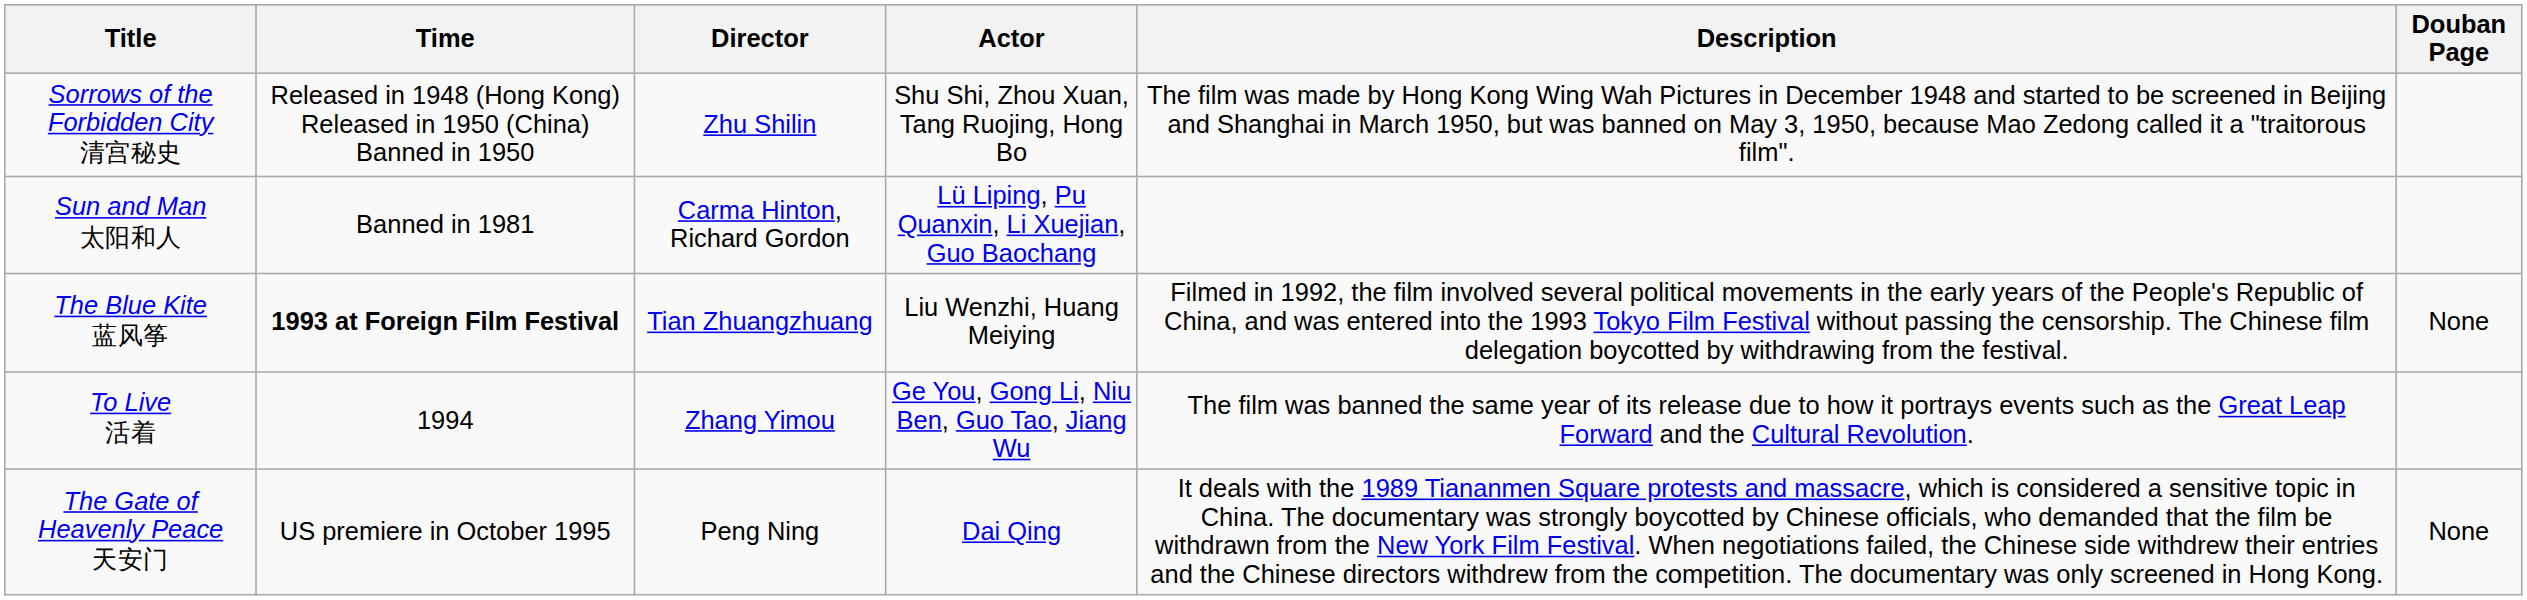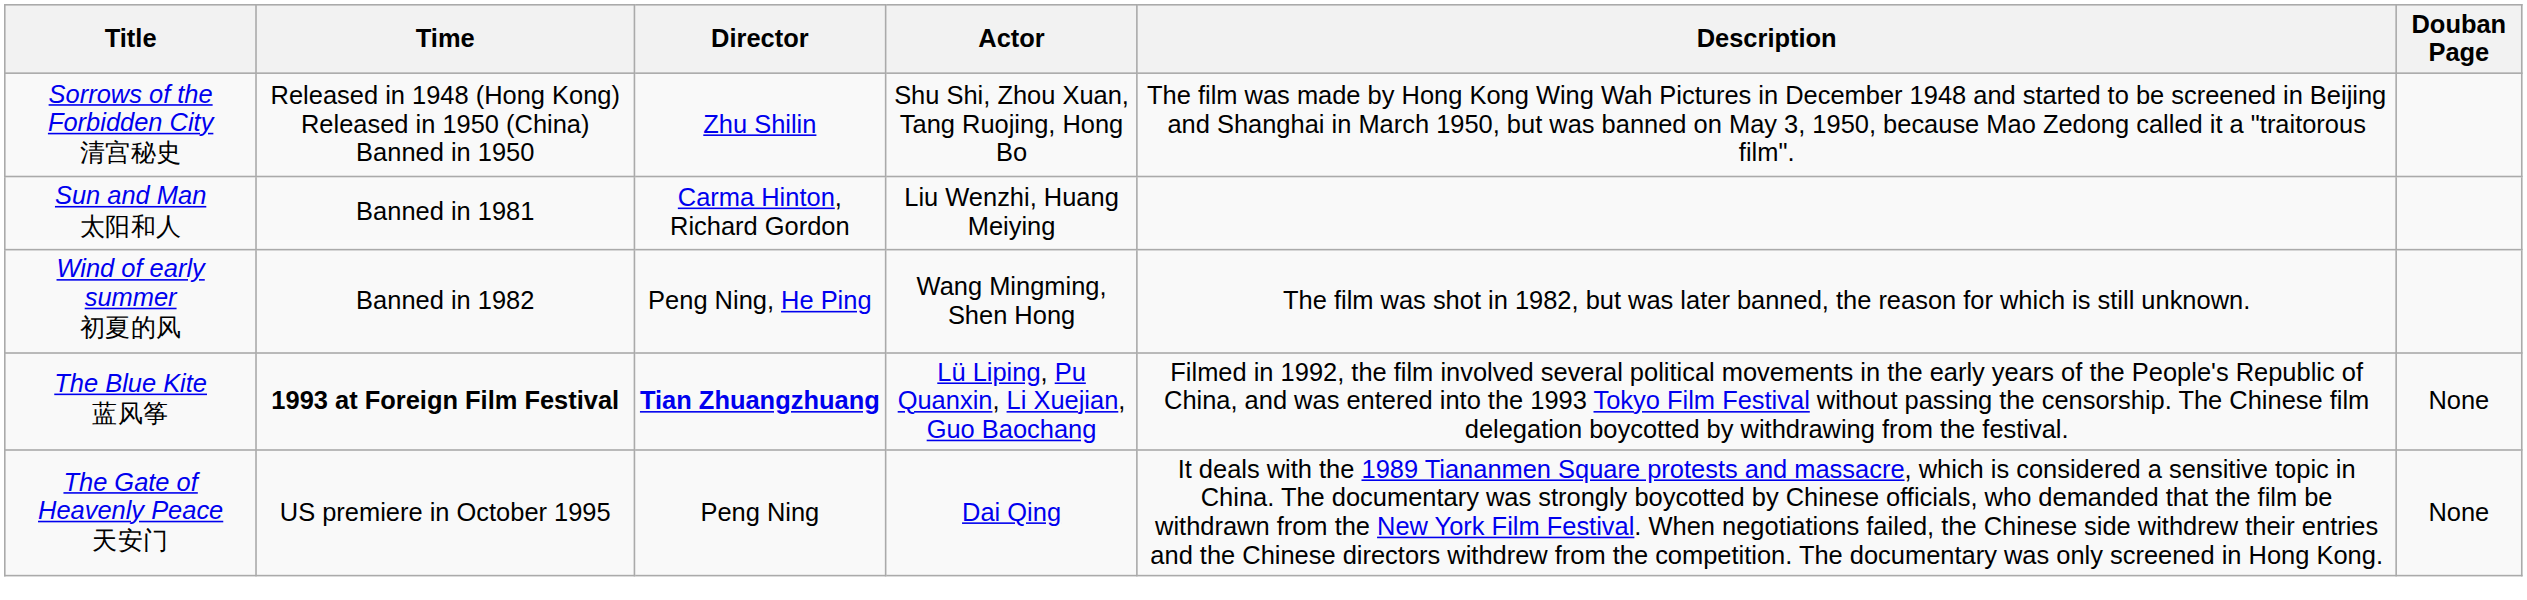(1012, 224) Lü Liping, Pu Quanxin, Li Xuejian, Guo Baochang -> (1012, 212) Liu Wenzhi, Huang Meiying
+ row: (131, 299)
(760, 322) normal -> (760, 400) bold
(1012, 322) Liu Wenzhi, Huang Meiying -> (1012, 400) Lü Liping, Pu Quanxin, Li Xuejian, Guo Baochang
- row: (131, 418)
